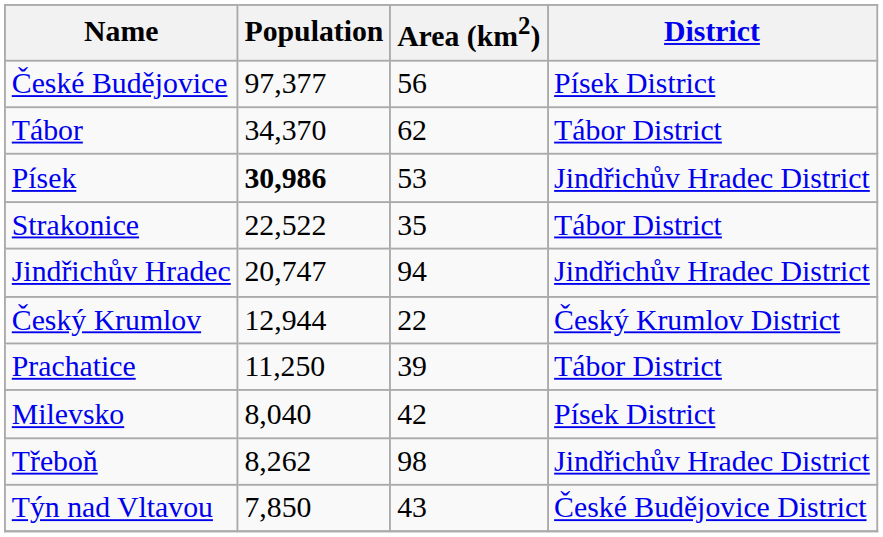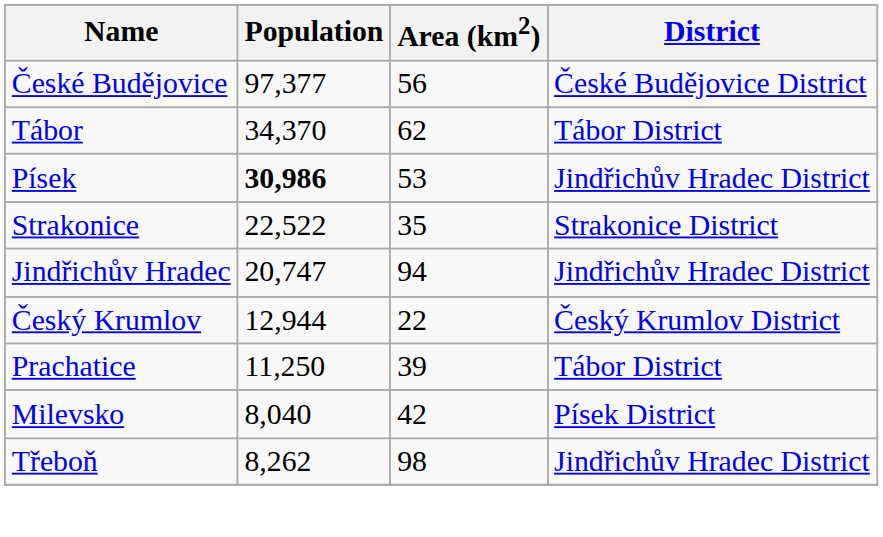(635, 83) Písek District -> (710, 83) České Budějovice District
(638, 224) Tábor District -> (666, 224) Strakonice District
- row: (112, 508)
